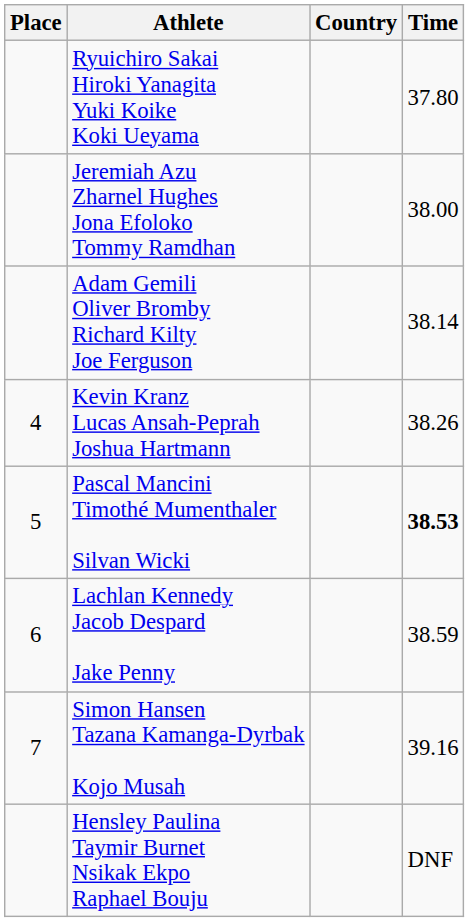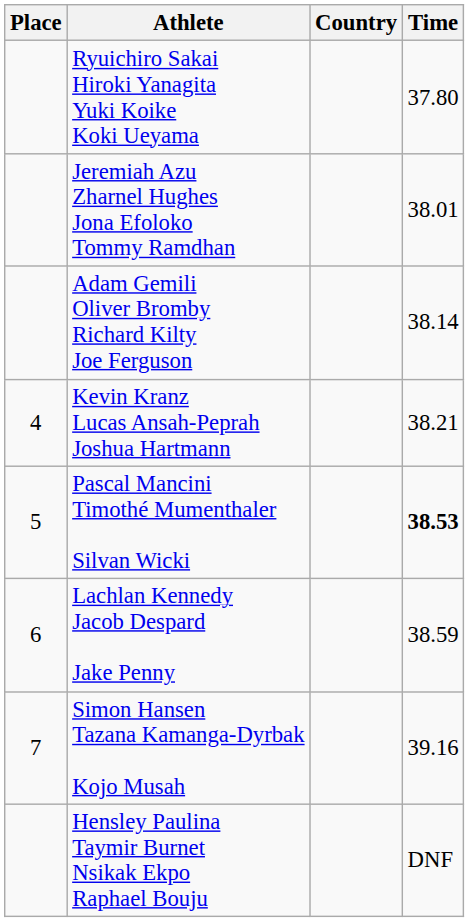(433, 209) 38.00 -> (433, 209) 38.01
(433, 422) 38.26 -> (433, 422) 38.21
